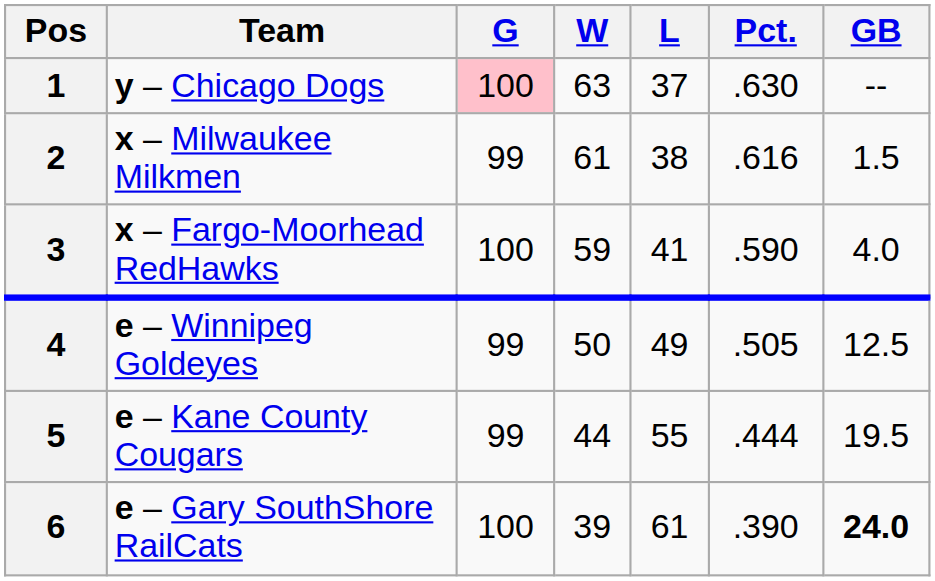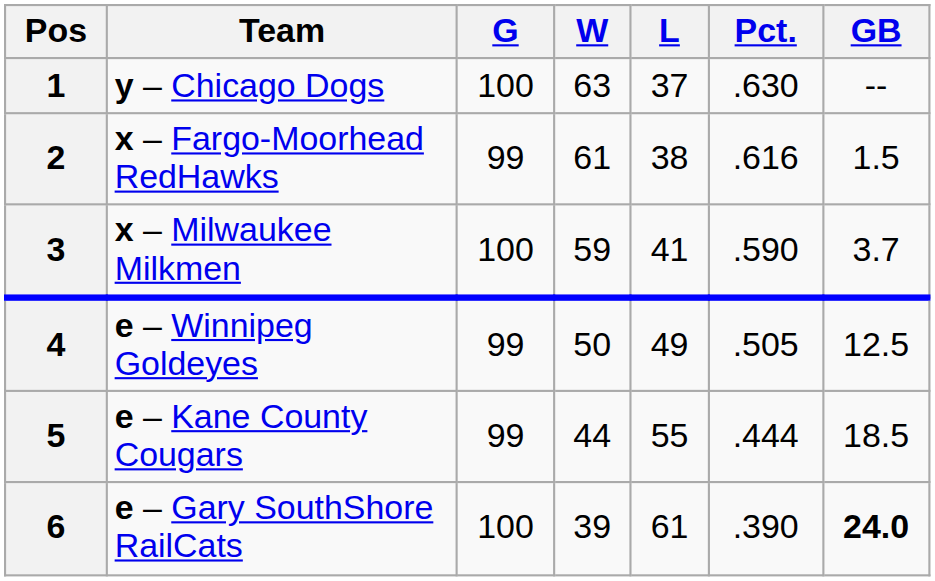(505, 85) pink background -> (505, 85) no background
(223, 158) x – Milwaukee Milkmen -> (269, 158) x – Fargo-Moorhead RedHawks
(269, 250) x – Fargo-Moorhead RedHawks -> (223, 250) x – Milwaukee Milkmen
(876, 250) 4.0 -> (876, 250) 3.7
(876, 436) 19.5 -> (876, 436) 18.5
